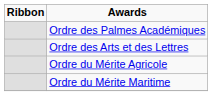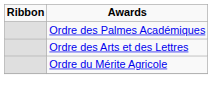- row: (110, 82)
